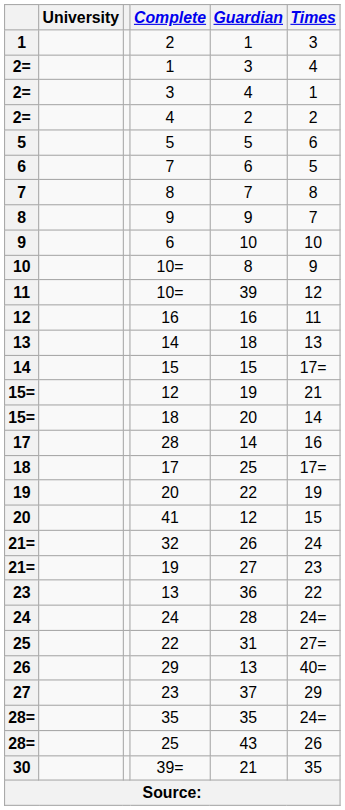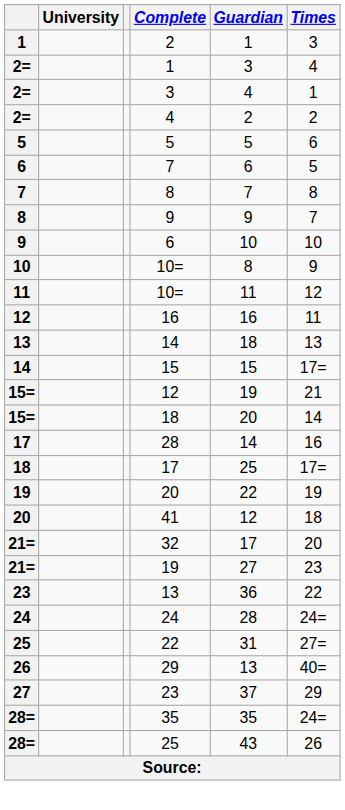(248, 293) 39 -> (248, 293) 11
(313, 518) 15 -> (313, 518) 18
(248, 543) 26 -> (248, 543) 17
(313, 543) 24 -> (313, 543) 20
- row: (22, 768)
